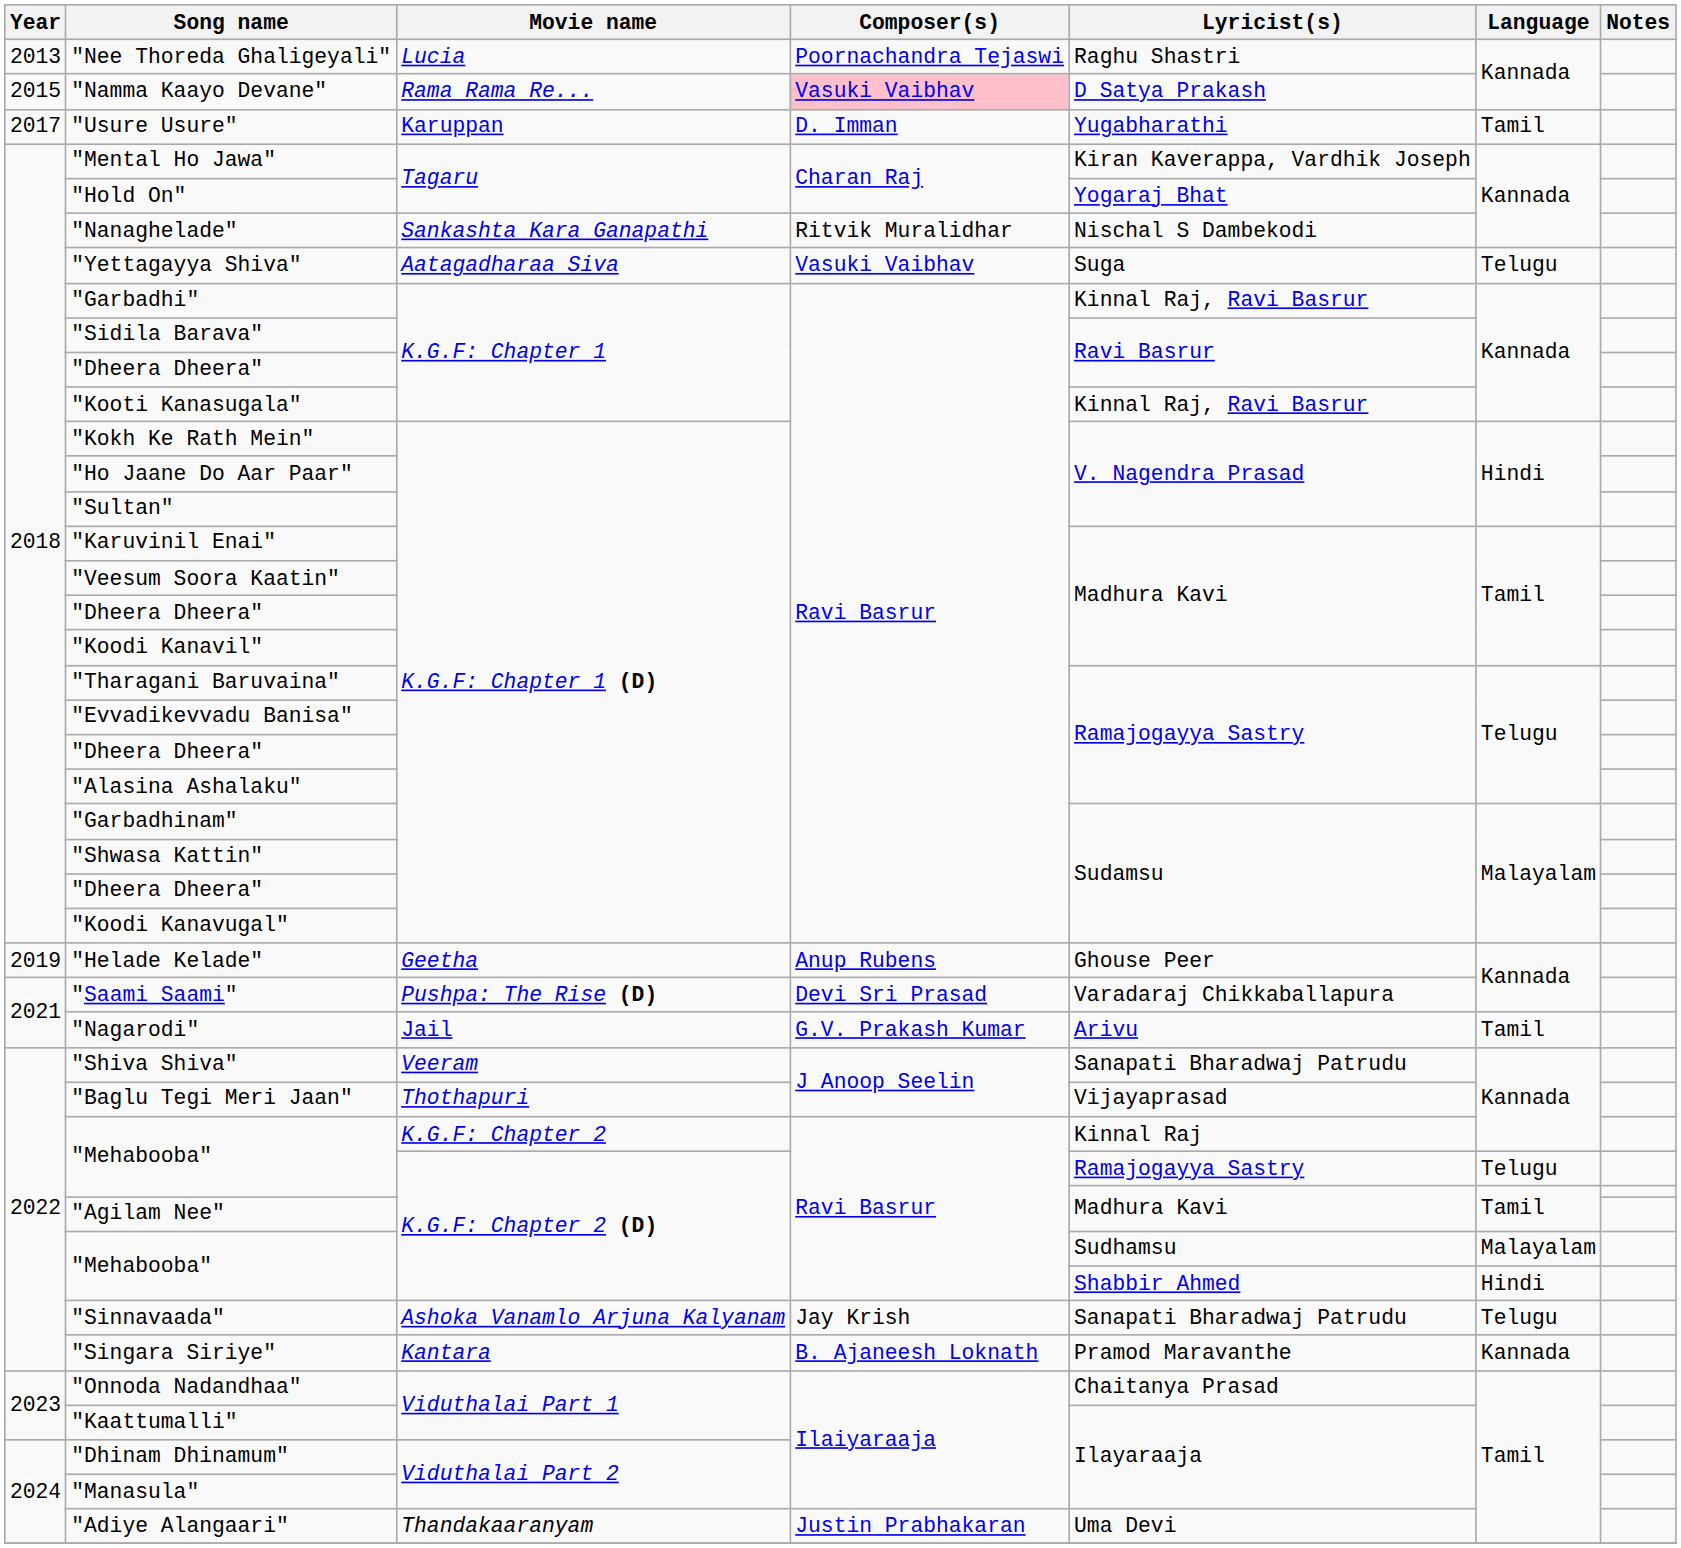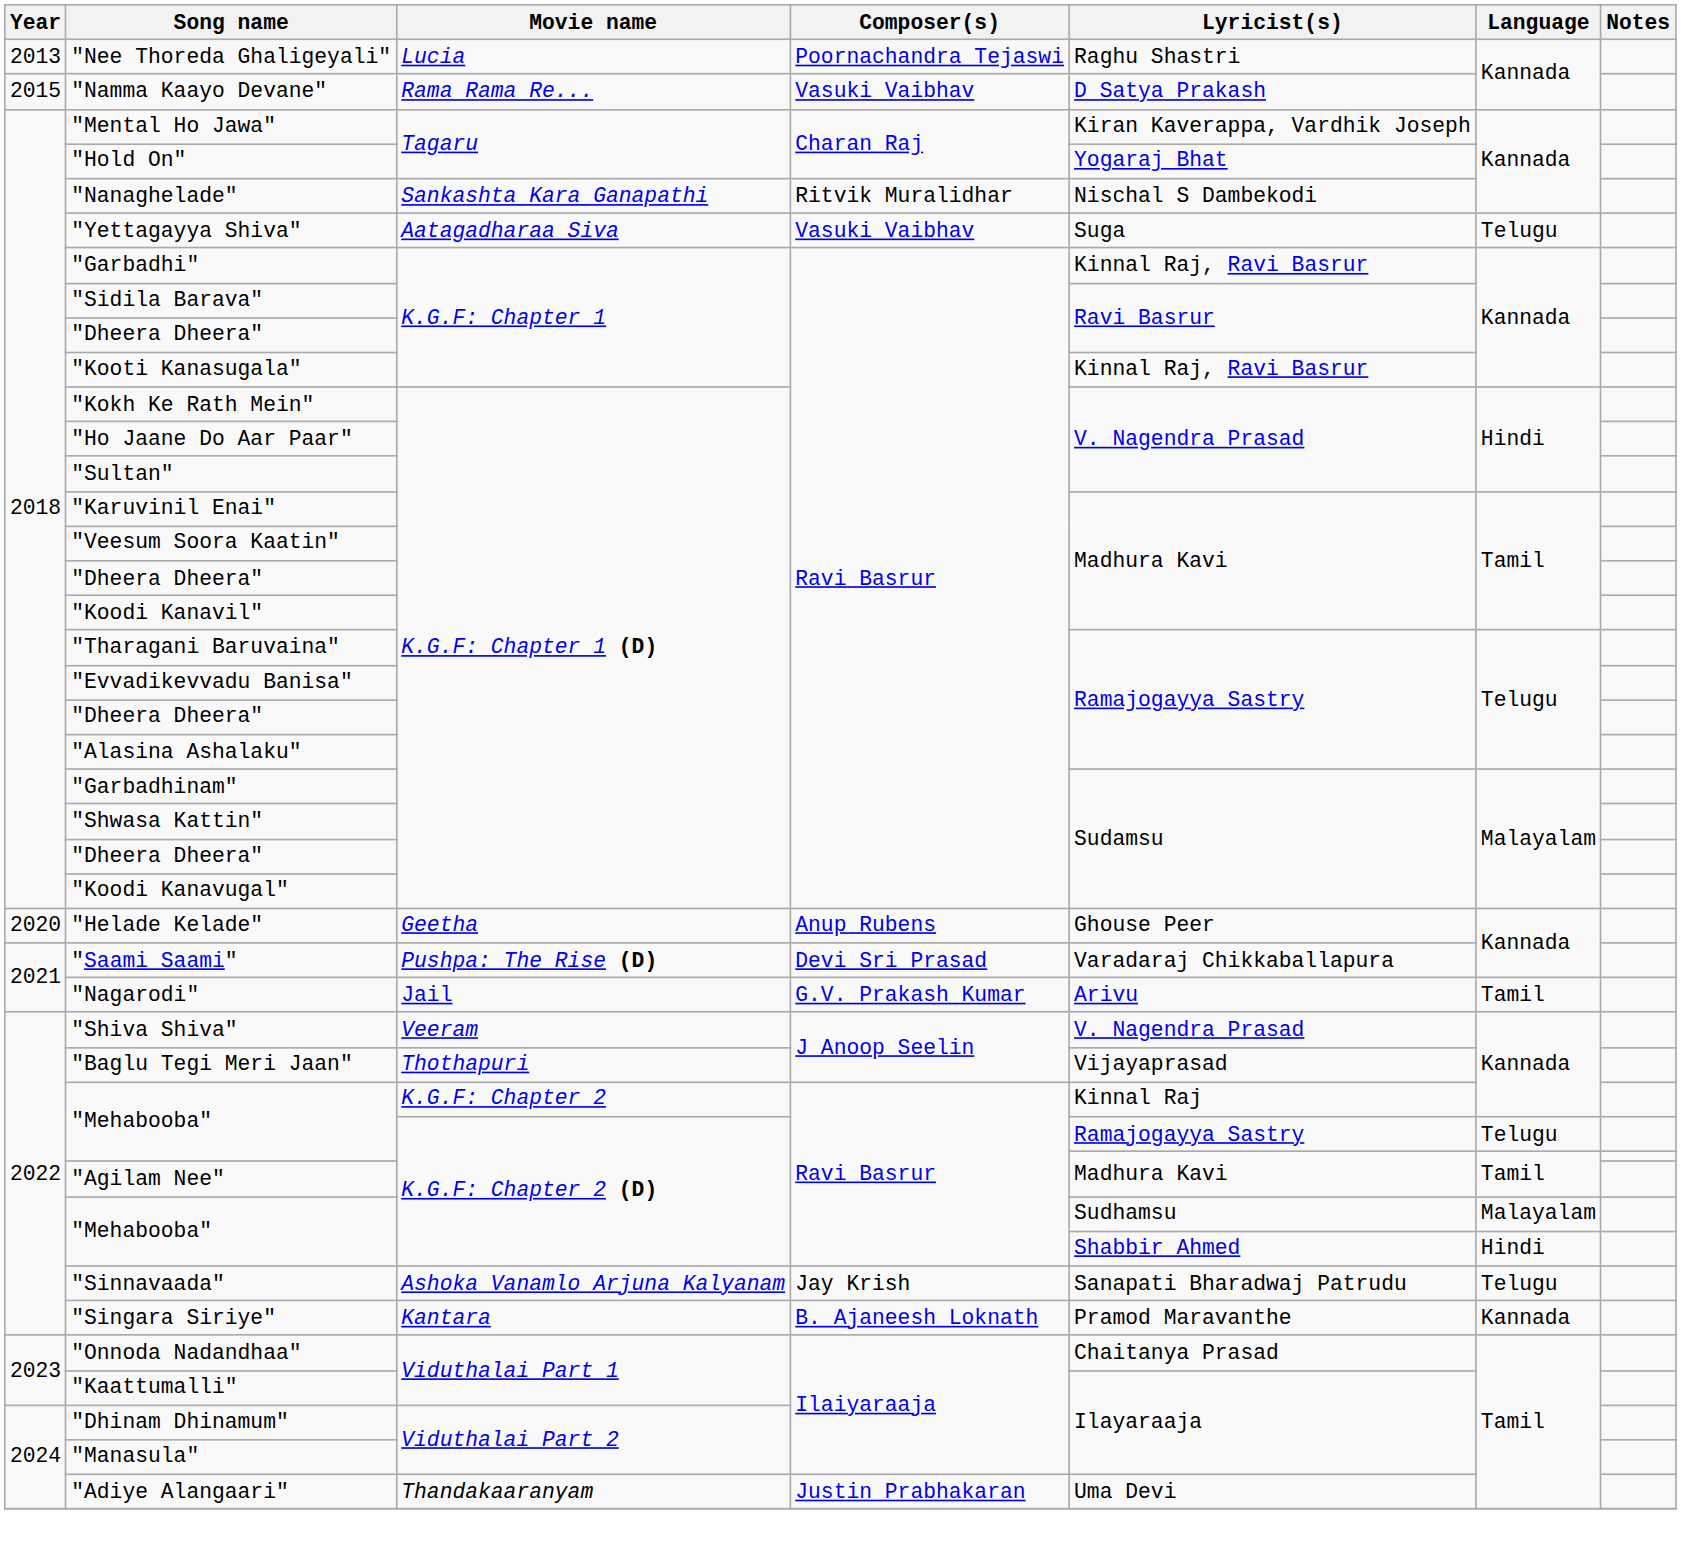(885, 92) pink background -> (885, 92) no background
- row: (154, 126)
(35, 960) 2019 -> (35, 926) 2020
(1240, 1065) Sanapati Bharadwaj Patrudu -> (1189, 1030) V. Nagendra Prasad
